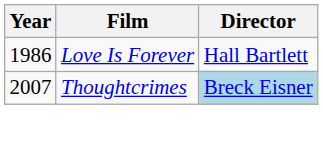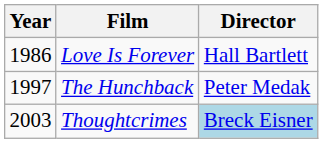+ row: (127, 87)
(30, 87) 2007 -> (30, 120) 2003
